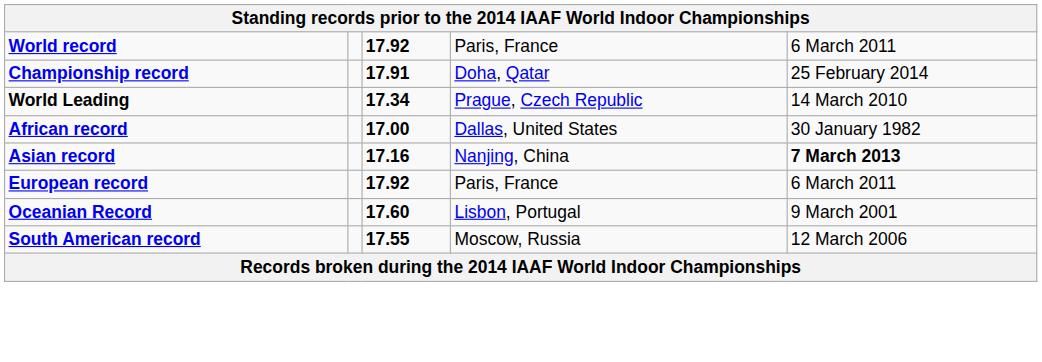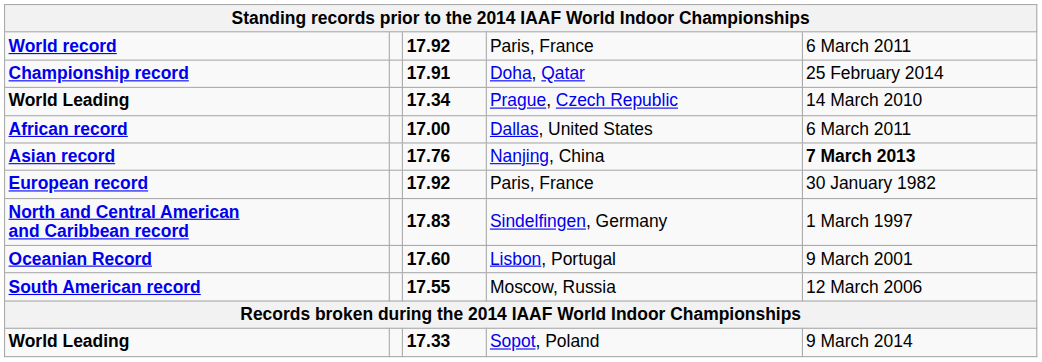(856, 128) 30 January 1982 -> (859, 128) 6 March 2011
(388, 156) 17.16 -> (428, 156) 17.76
(844, 184) 6 March 2011 -> (871, 184) 30 January 1982
+ row: (124, 221)
+ row: (69, 342)
